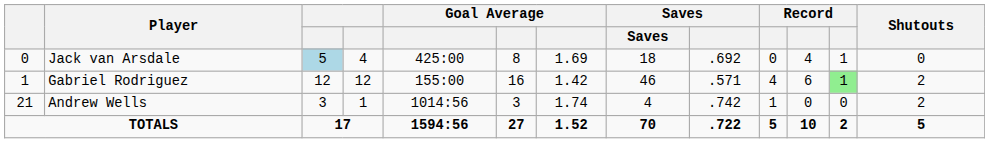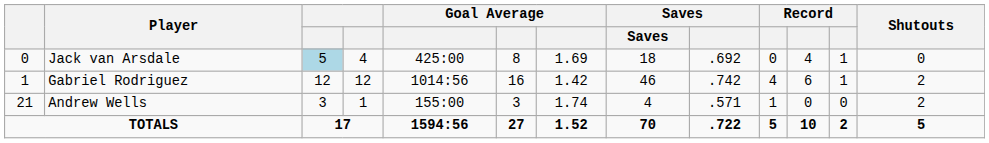(440, 82) 155:00 -> (440, 82) 1014:56
(724, 82) .571 -> (724, 82) .742
(844, 82) lightgreen background -> (844, 82) no background
(440, 104) 1014:56 -> (440, 104) 155:00
(724, 104) .742 -> (724, 104) .571
